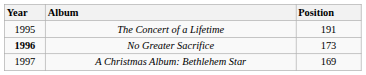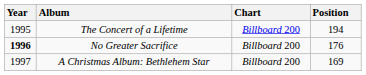+ column: (248, 12)
(329, 29) 191 -> (336, 29) 194
(329, 45) 173 -> (336, 45) 176
